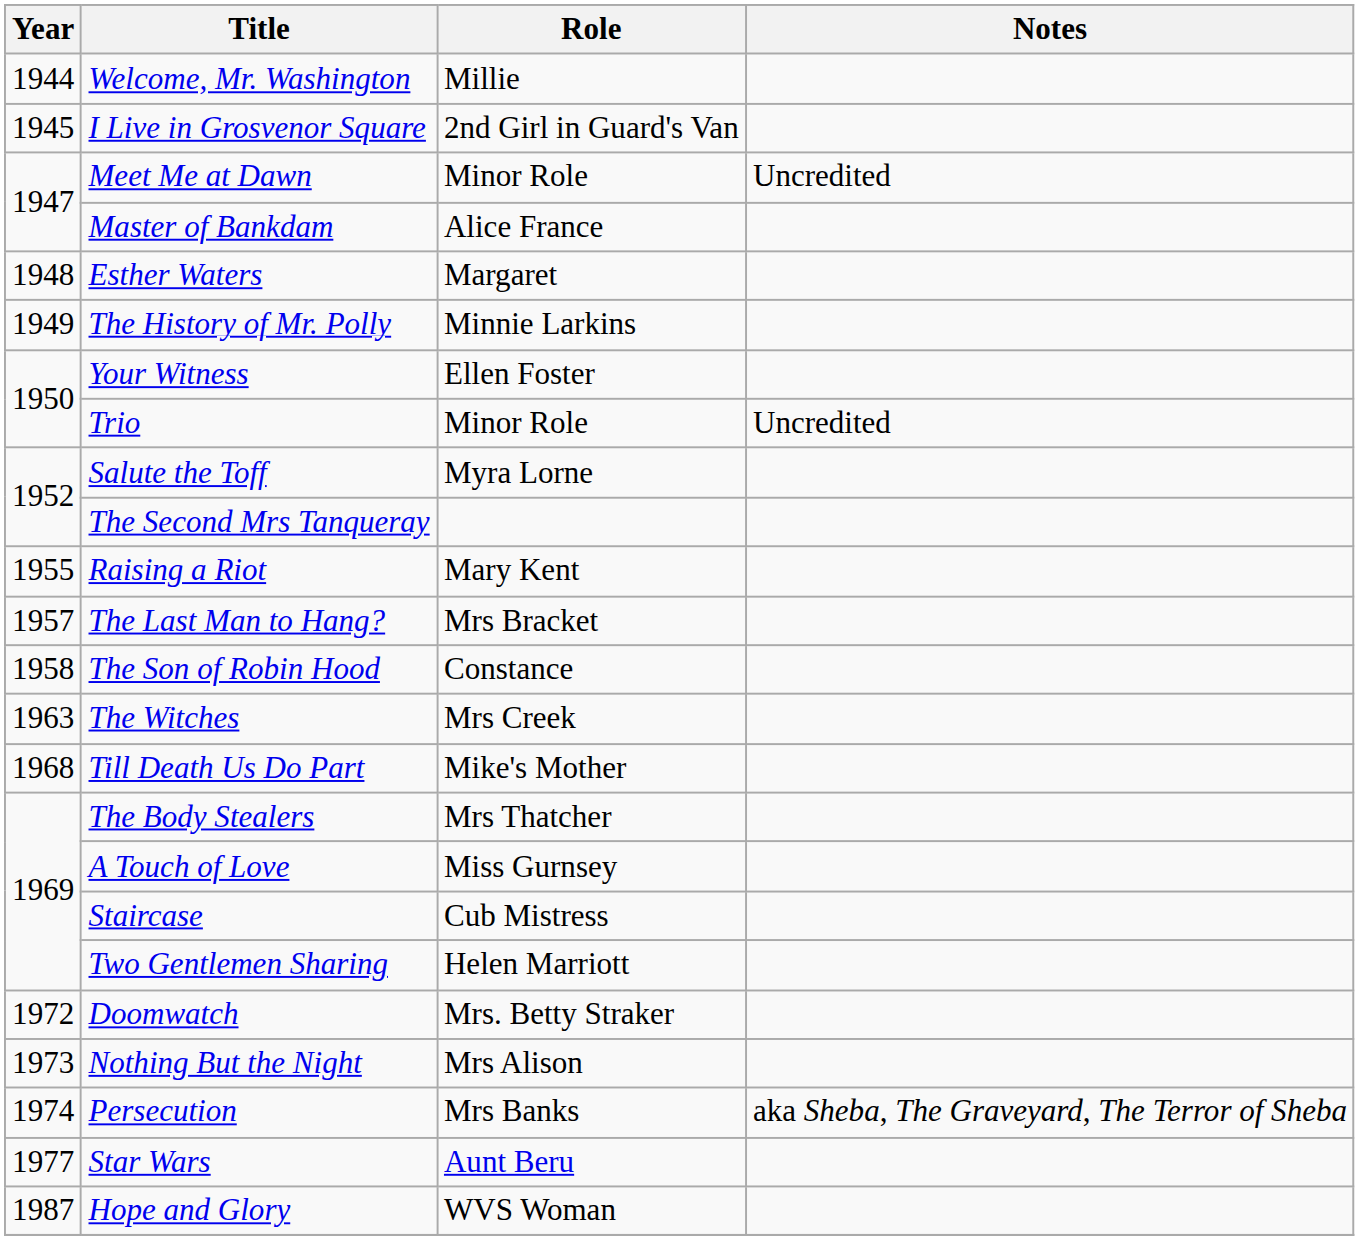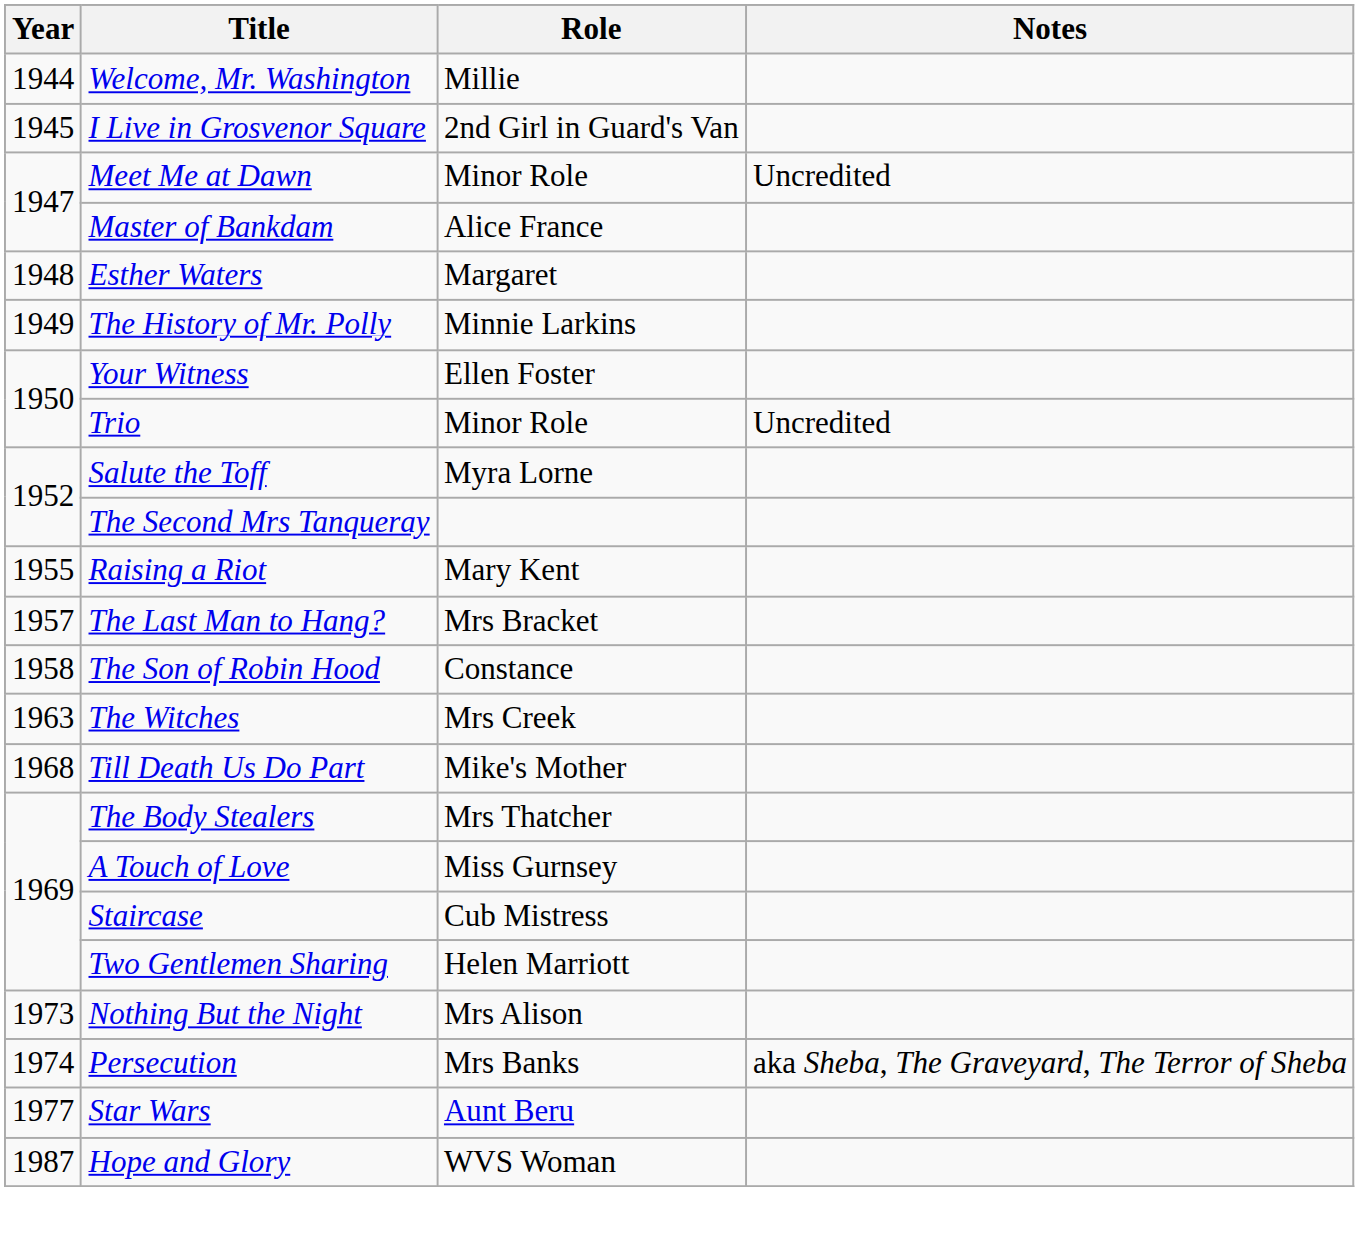- row: (164, 1013)
